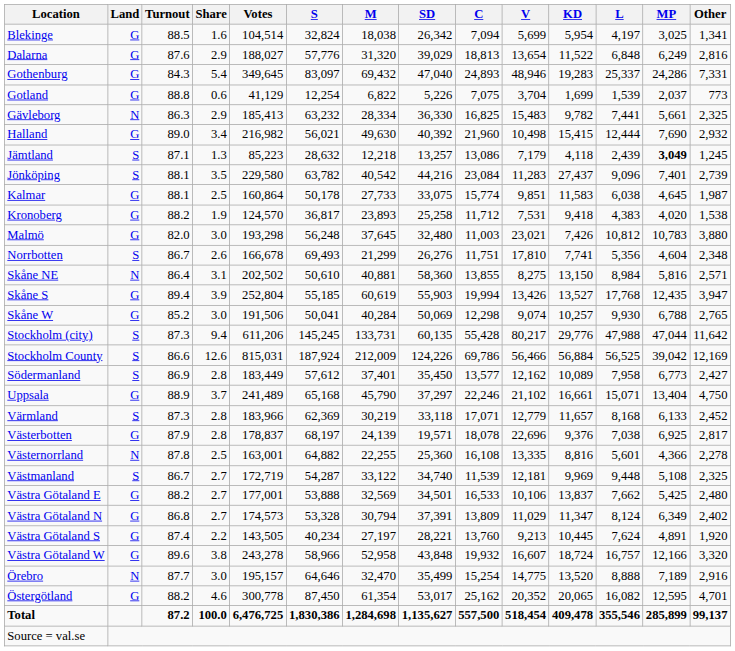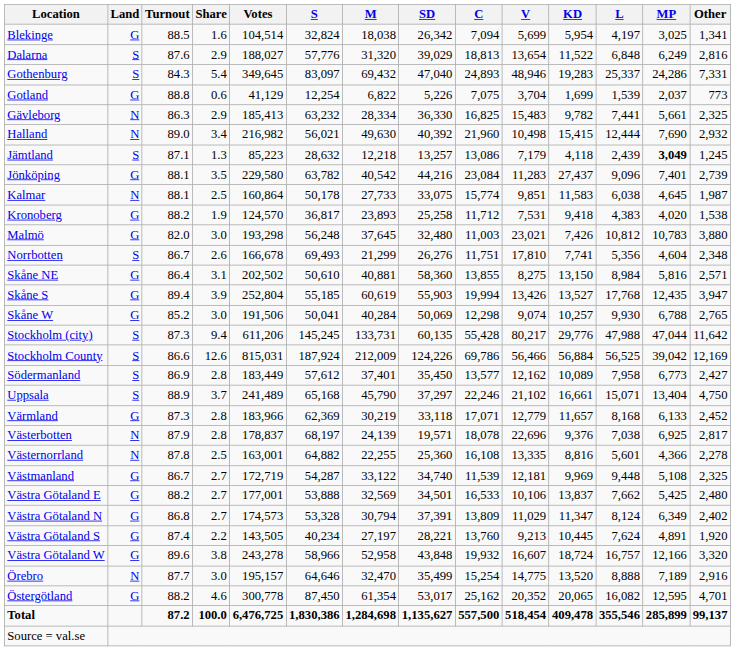(135, 54) G -> (136, 54) S
(135, 74) G -> (136, 74) S
(135, 134) G -> (135, 134) N
(136, 174) S -> (135, 174) G
(135, 194) G -> (135, 194) N
(135, 275) N -> (135, 275) G
(135, 395) G -> (136, 395) S
(136, 415) S -> (135, 415) G
(135, 435) G -> (135, 435) N
(136, 475) S -> (135, 475) G
